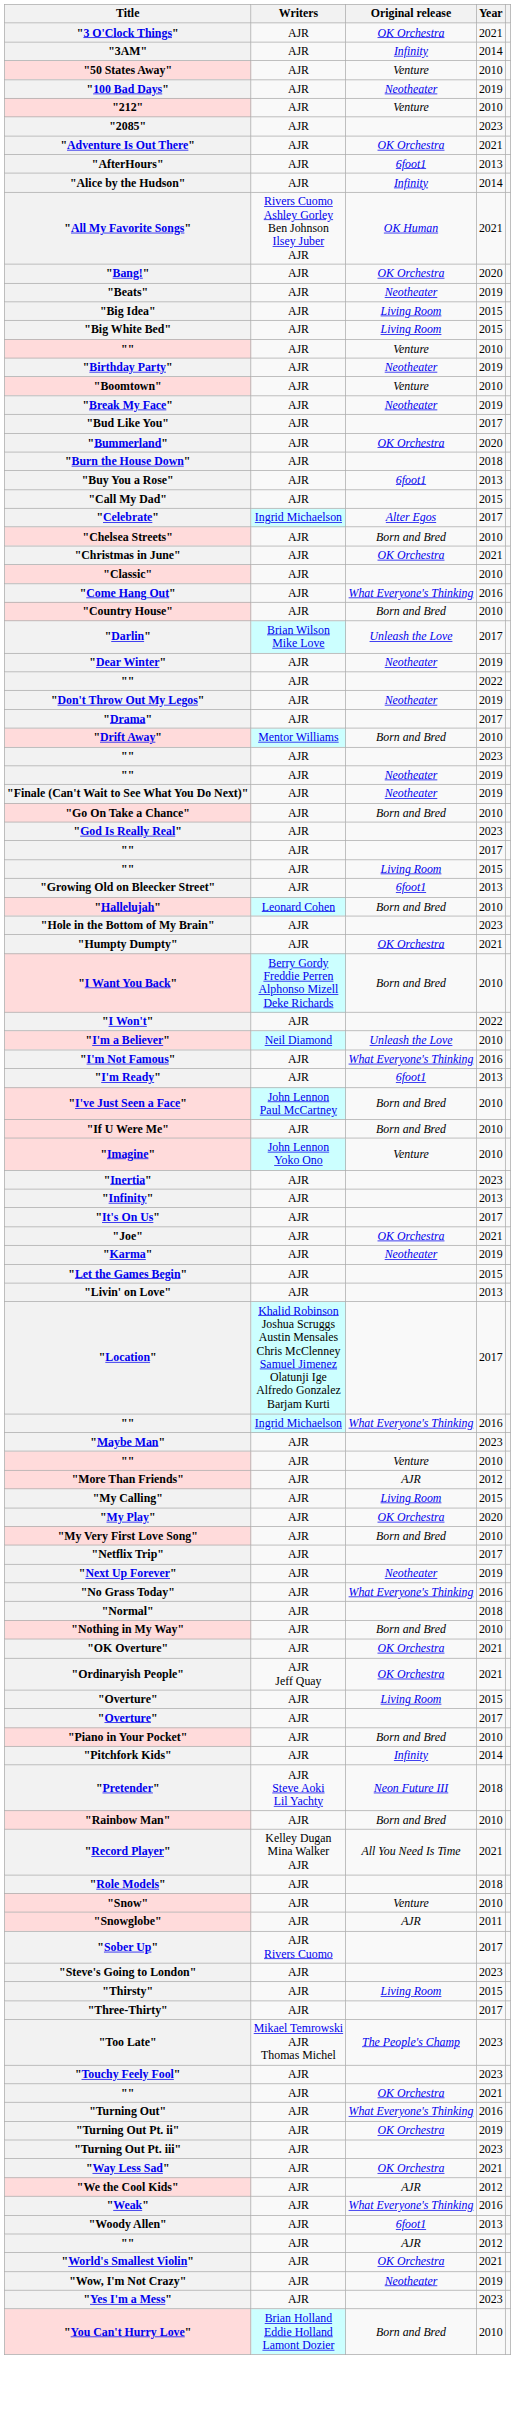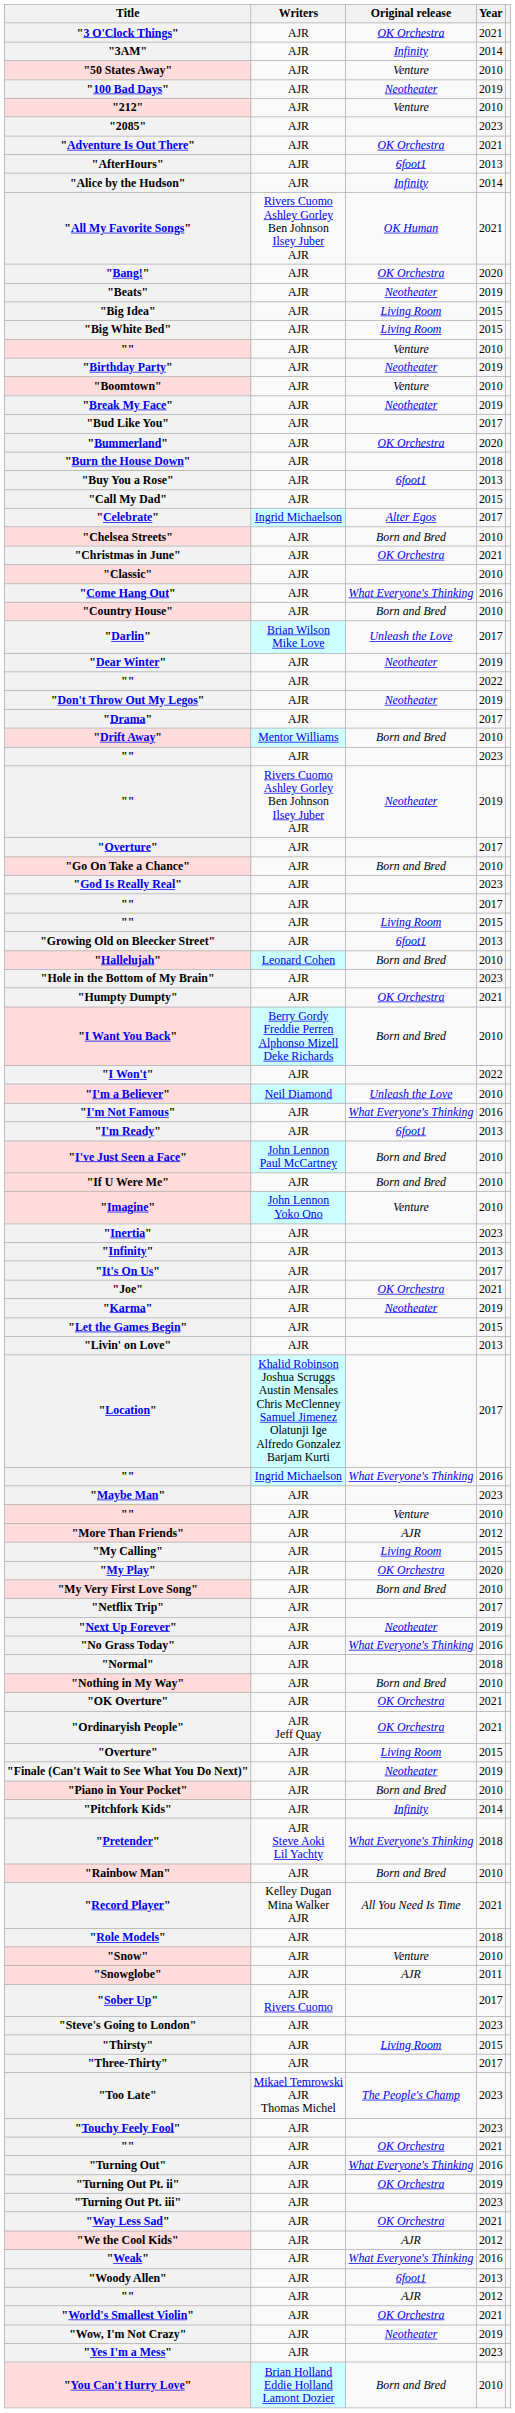(298, 775) AJR -> (298, 801) Rivers Cuomo Ashley Gorley Ben Johnson Ilsey Juber AJR
rows swapped: (128, 794) <-> (128, 1718)
(411, 1787) Neon Future III -> (411, 1841) What Everyone's Thinking
